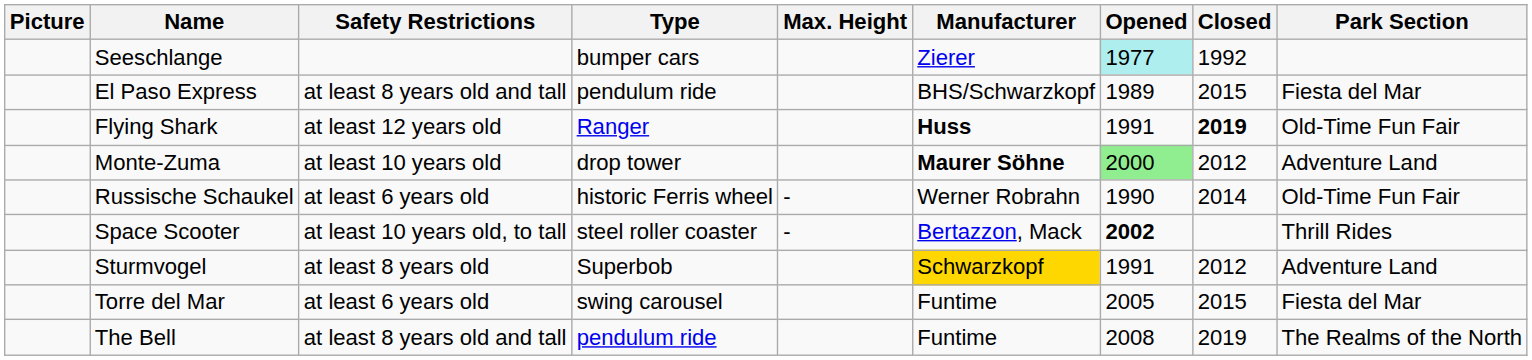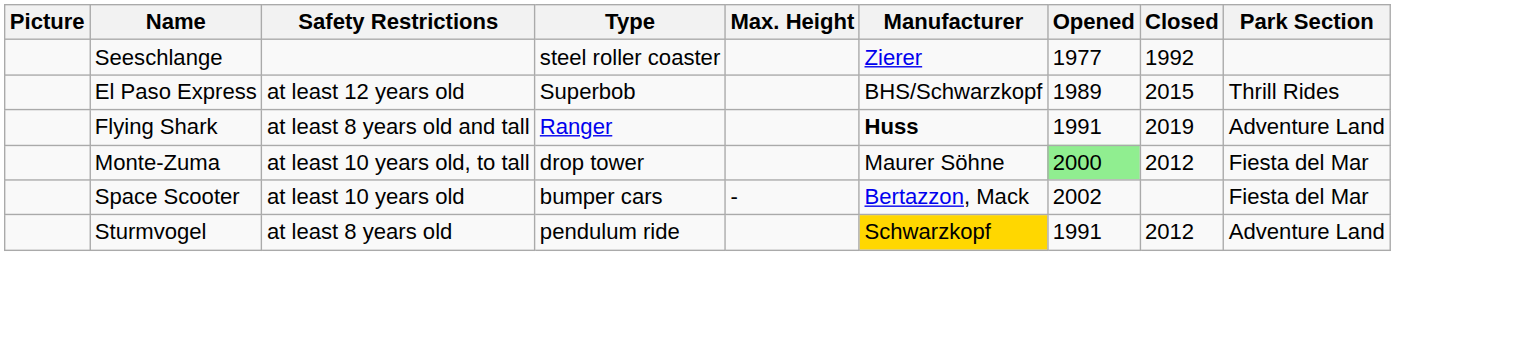(638, 57) bumper cars -> (630, 57) steel roller coaster
(1130, 57) paleturquoise background -> (1077, 57) no background
(435, 92) at least 8 years old and tall -> (366, 92) at least 12 years old
(647, 92) pendulum ride -> (588, 92) Superbob
(1352, 92) Fiesta del Mar -> (1284, 92) Thrill Rides
(403, 127) at least 12 years old -> (398, 127) at least 8 years old and tall
(1222, 127) bold -> (1170, 127) normal
(1371, 127) Old-Time Fun Fair -> (1307, 127) Adventure Land
(403, 162) at least 10 years old -> (398, 162) at least 10 years old, to tall
(991, 162) bold -> (934, 162) normal
(1360, 162) Adventure Land -> (1299, 162) Fiesta del Mar
- row: (194, 197)
(435, 232) at least 10 years old, to tall -> (366, 197) at least 10 years old
(667, 232) steel roller coaster -> (601, 197) bumper cars
(1130, 232) bold -> (1077, 197) normal
(1337, 232) Thrill Rides -> (1299, 197) Fiesta del Mar
(625, 267) Superbob -> (610, 232) pendulum ride
- row: (160, 302)
- row: (135, 337)
